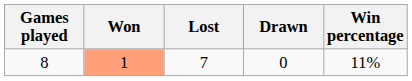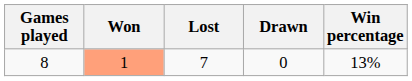(365, 62) 11% -> (365, 62) 13%
